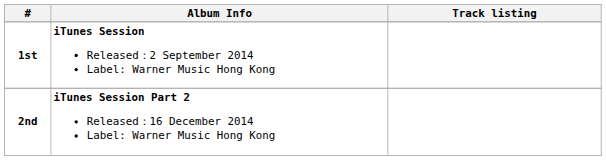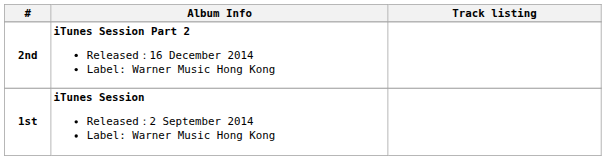rows swapped: (28, 55) <-> (28, 122)
